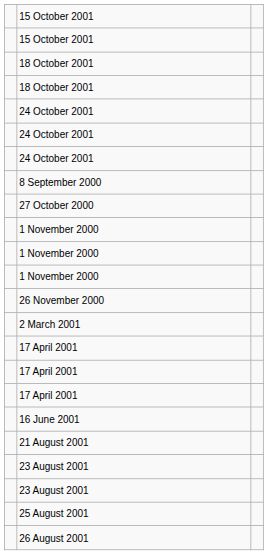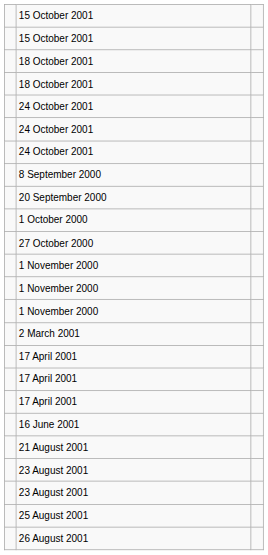+ row: (10, 197)
+ row: (10, 220)
- row: (11, 301)
